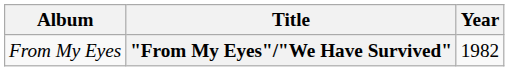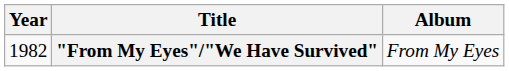columns swapped: (480, 19) <-> (65, 19)
